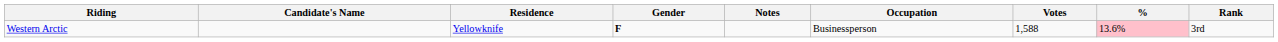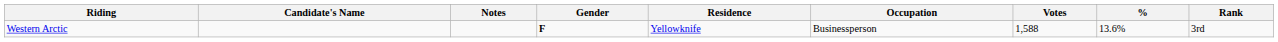columns swapped: (767, 12) <-> (532, 12)
(1112, 28) pink background -> (1112, 28) no background
